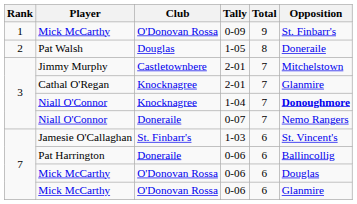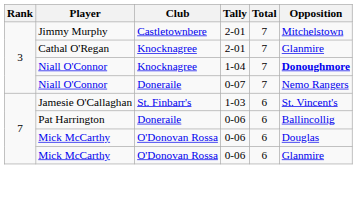- row: (74, 31)
- row: (61, 48)
